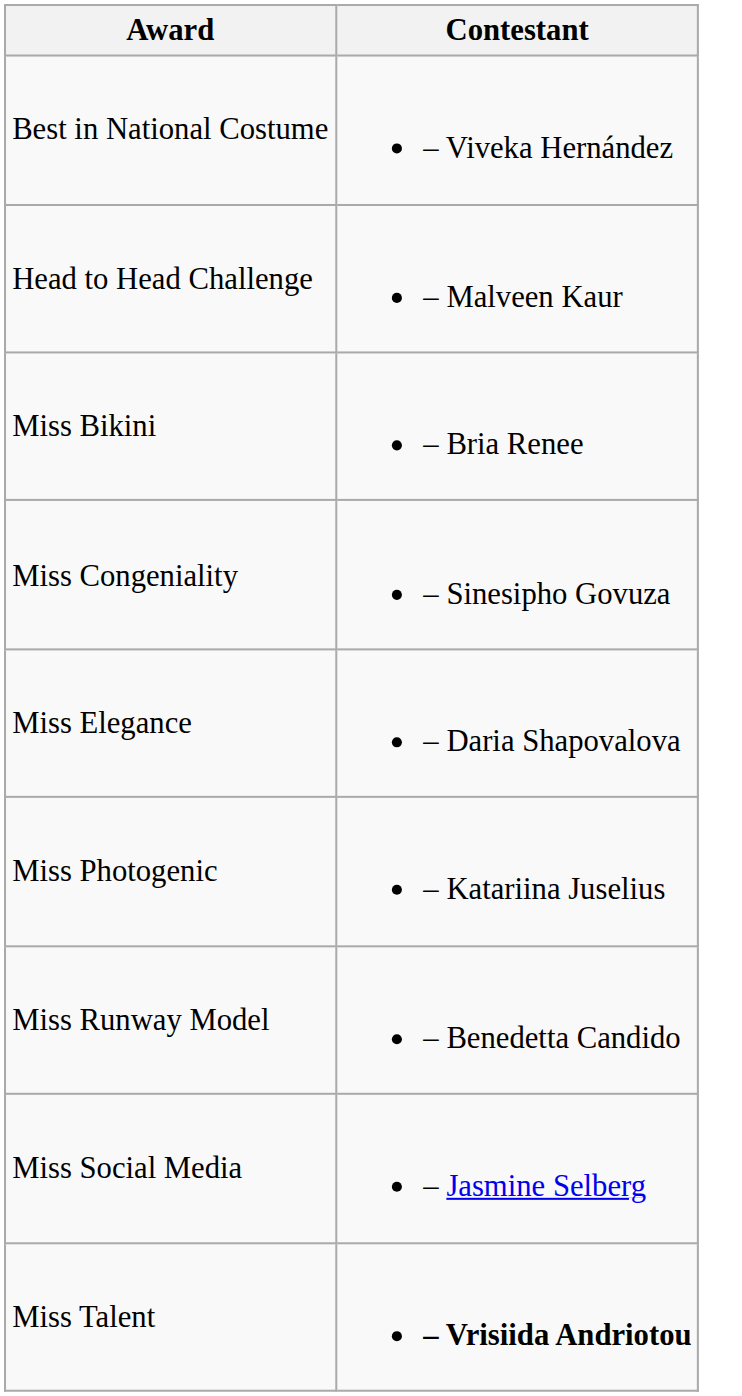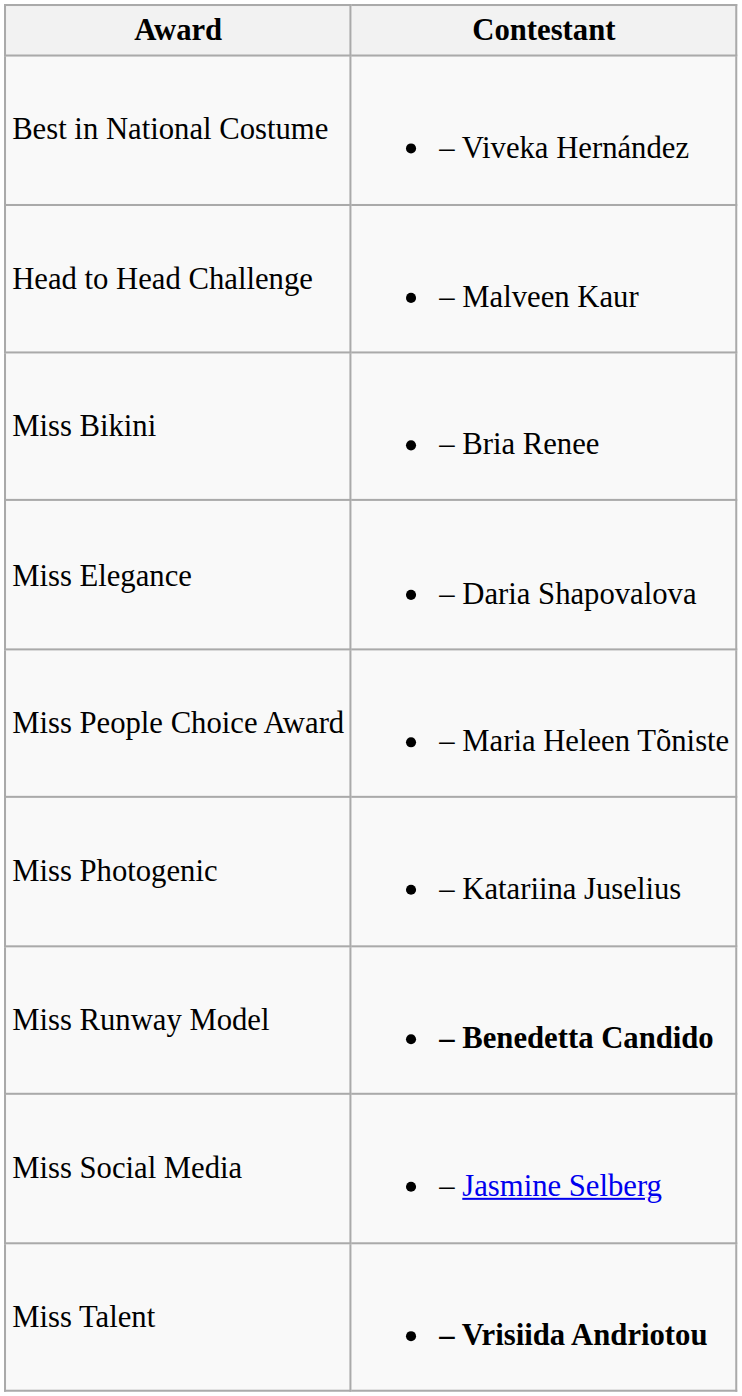- row: (125, 574)
+ row: (178, 722)
(517, 1038) normal -> (544, 1038) bold
